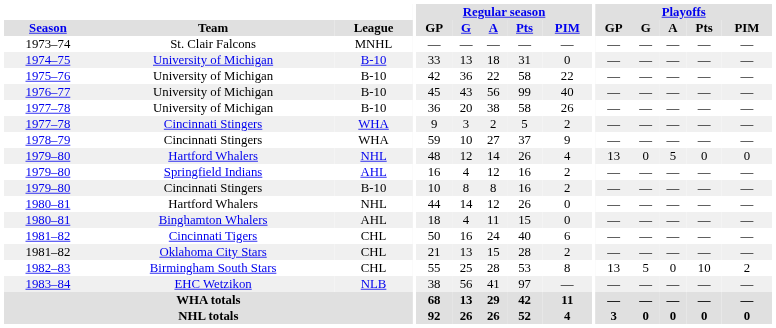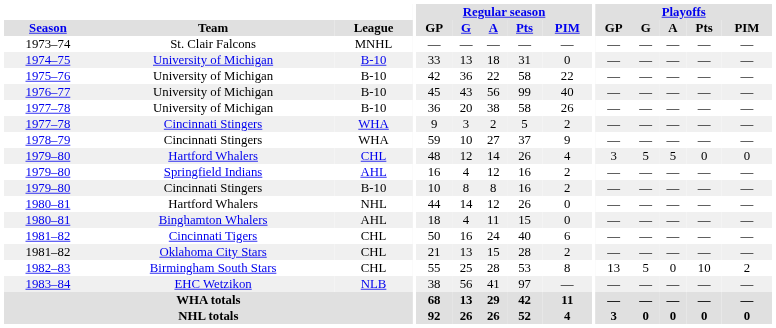(374, 156) NHL -> (374, 156) CHL
(614, 156) 13 -> (614, 156) 3
(646, 156) 0 -> (646, 156) 5
